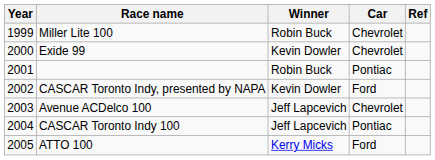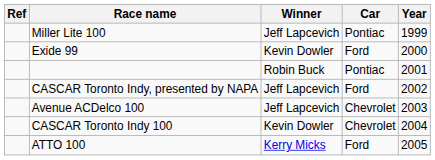columns swapped: (20, 14) <-> (418, 14)
(301, 33) Robin Buck -> (302, 33) Jeff Lapcevich
(377, 33) Chevrolet -> (365, 33) Pontiac
(377, 51) Chevrolet -> (357, 51) Ford
(306, 89) Kevin Dowler -> (302, 89) Jeff Lapcevich
(309, 127) Jeff Lapcevich -> (299, 127) Kevin Dowler
(372, 127) Pontiac -> (370, 127) Chevrolet
